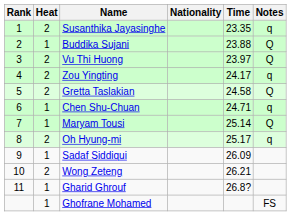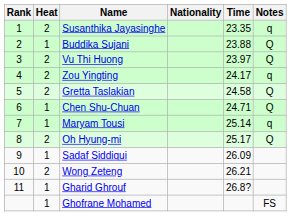(270, 108) q -> (270, 108) Q
(270, 124) Q -> (270, 124) q
(270, 140) q -> (270, 140) Q
